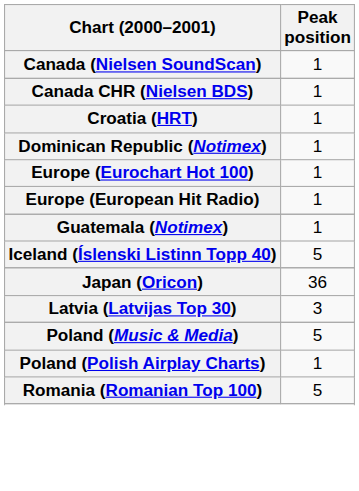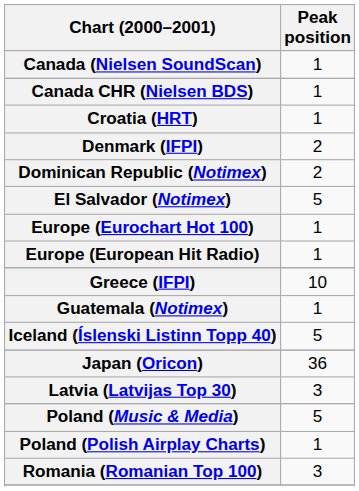+ row: (142, 145)
(318, 145) 1 -> (318, 173) 2
+ row: (142, 200)
+ row: (142, 281)
(318, 390) 5 -> (318, 471) 3
